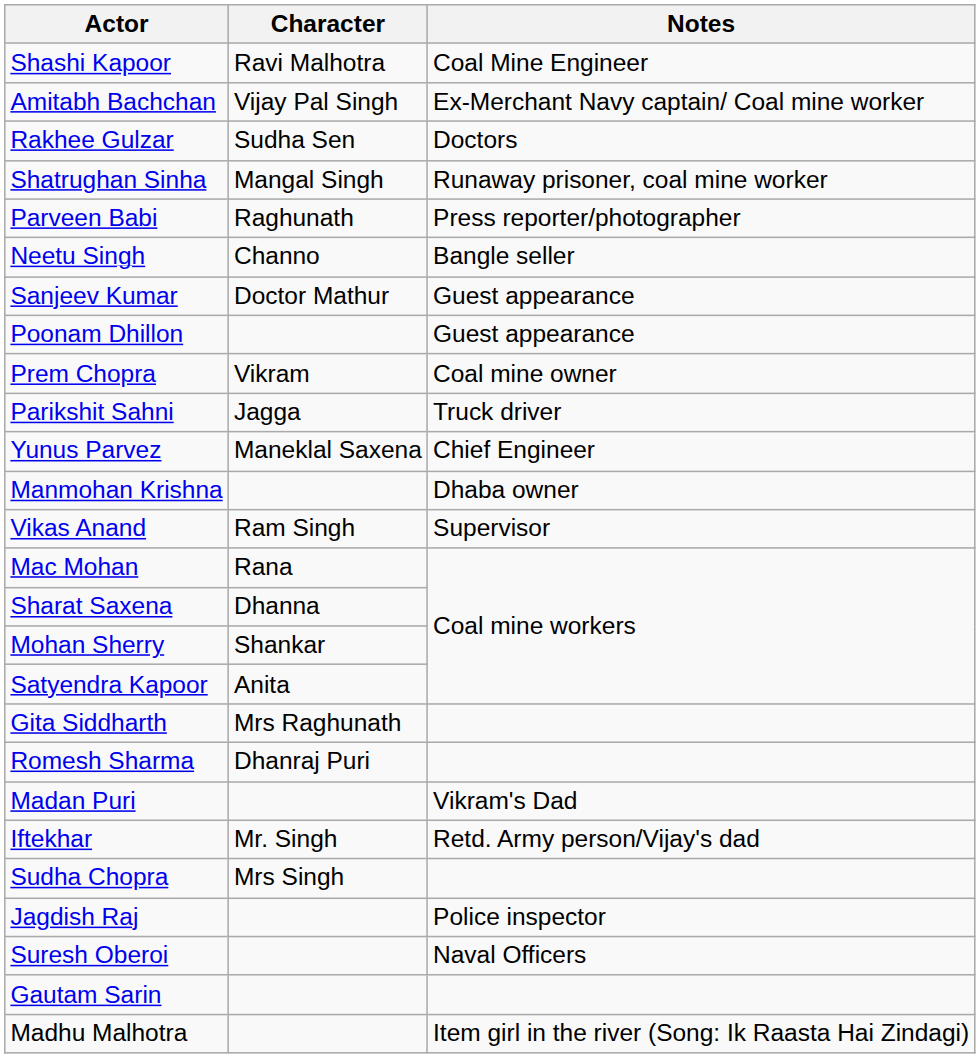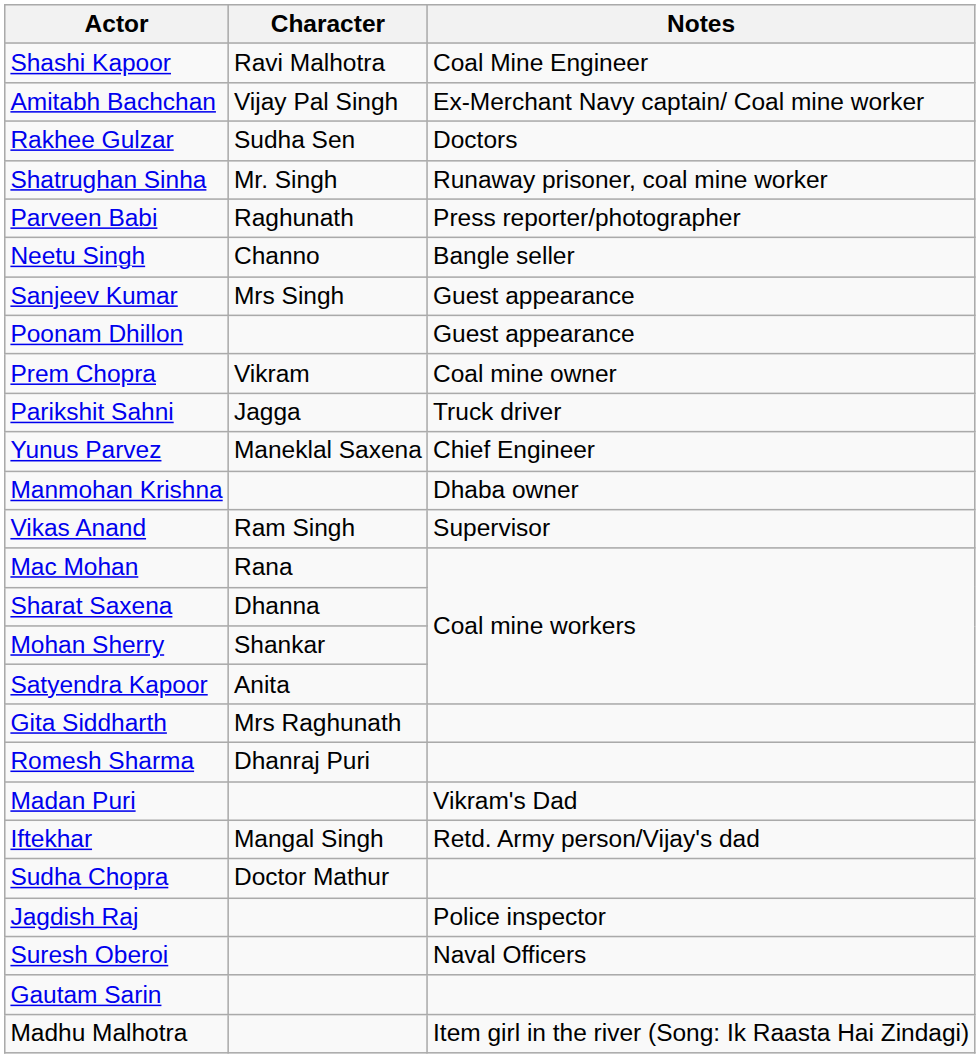(309, 179) Mangal Singh -> (286, 179) Mr. Singh
(312, 295) Doctor Mathur -> (289, 295) Mrs Singh
(286, 839) Mr. Singh -> (309, 839) Mangal Singh
(289, 878) Mrs Singh -> (312, 878) Doctor Mathur
